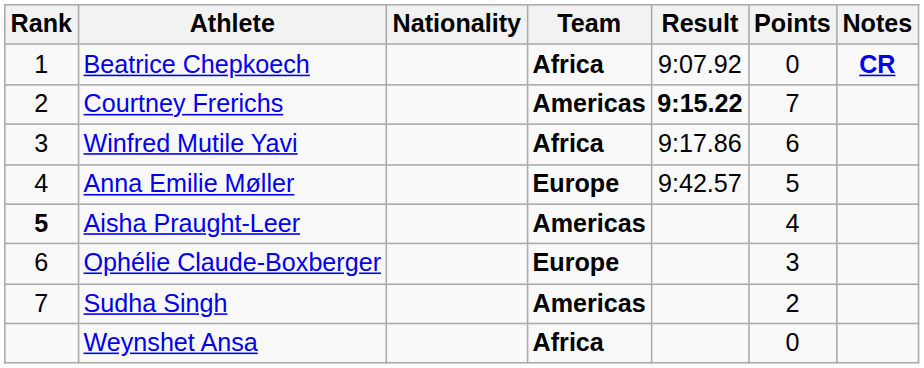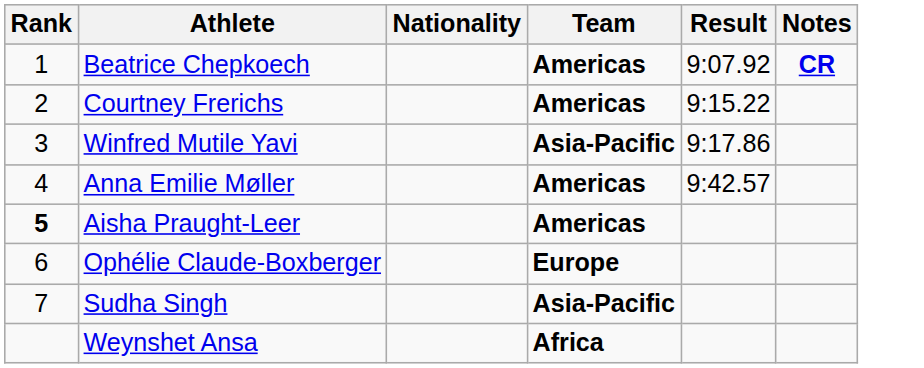- column: (792, 24)
(568, 64) Africa -> (589, 64) Americas
(700, 104) bold -> (729, 104) normal
(568, 143) Africa -> (604, 143) Asia-Pacific
(576, 183) Europe -> (589, 183) Americas
(589, 303) Americas -> (604, 303) Asia-Pacific
